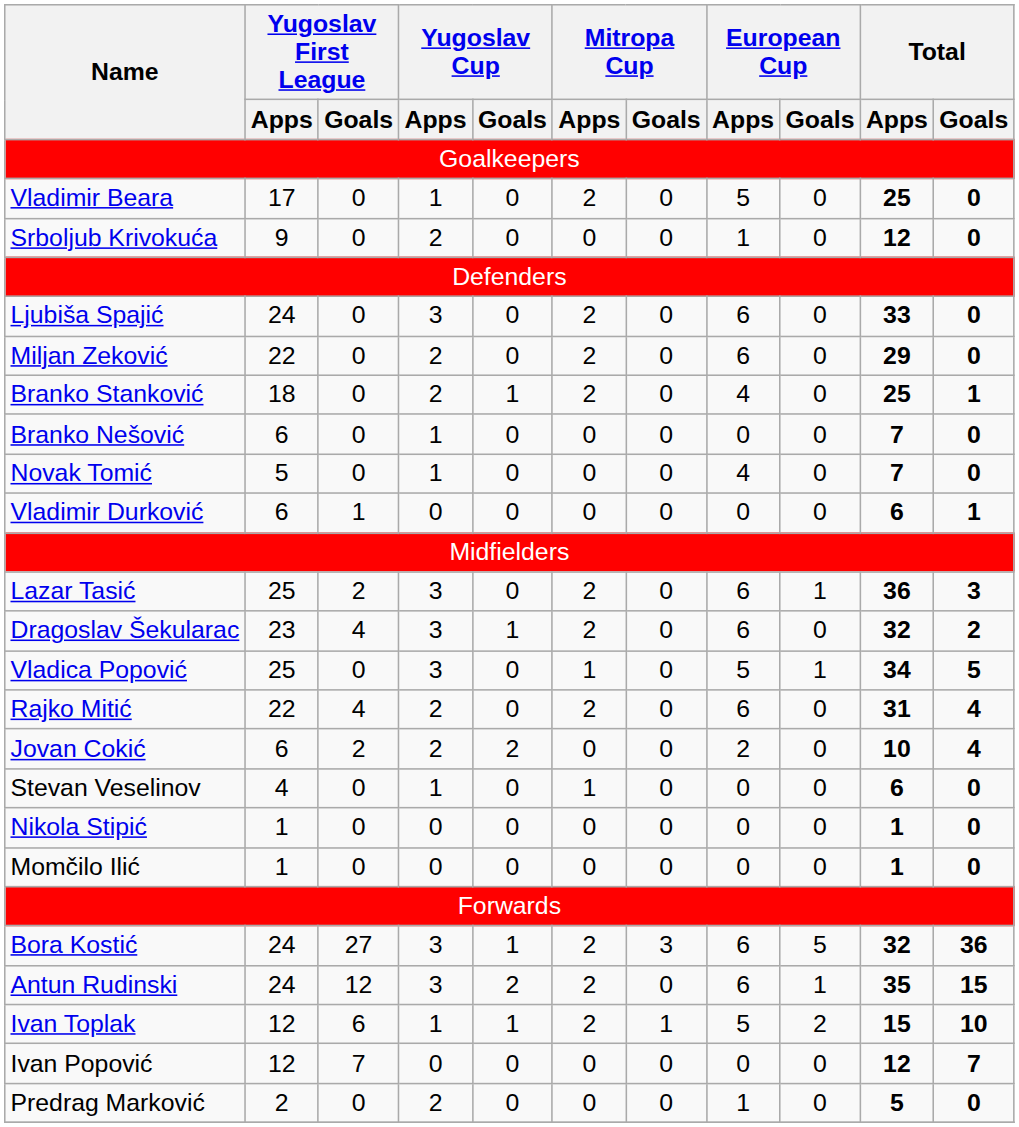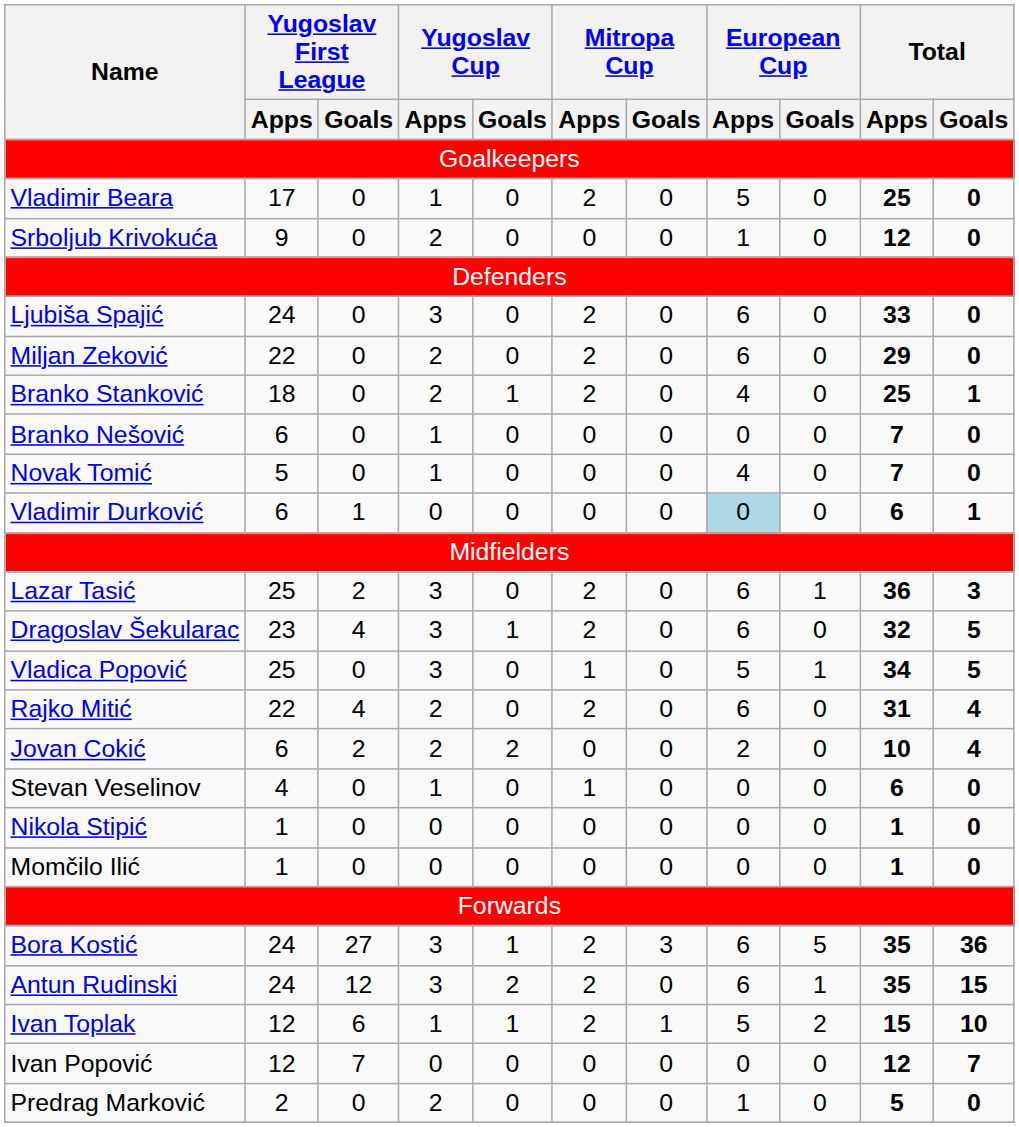(743, 512) no background -> (743, 512) lightblue background
(974, 630) 2 -> (974, 630) 5
(897, 945) 32 -> (897, 945) 35
